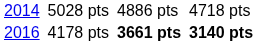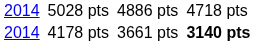(22, 32) 2016 -> (22, 32) 2014
(149, 32) bold -> (148, 32) normal
